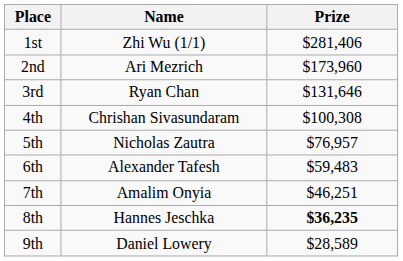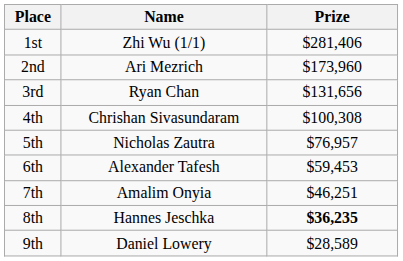(332, 92) $131,646 -> (332, 92) $131,656
(332, 167) $59,483 -> (332, 167) $59,453
